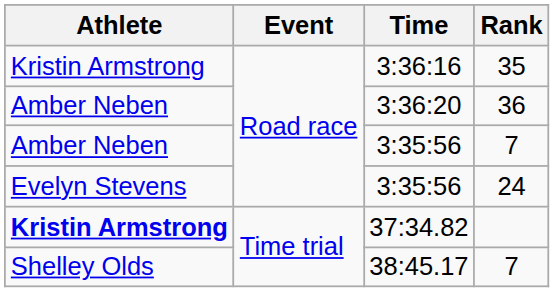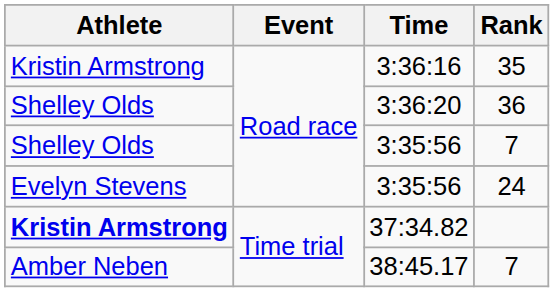(89, 106) Amber Neben -> (82, 106) Shelley Olds
(89, 146) Amber Neben -> (82, 146) Shelley Olds
(82, 267) Shelley Olds -> (89, 267) Amber Neben
